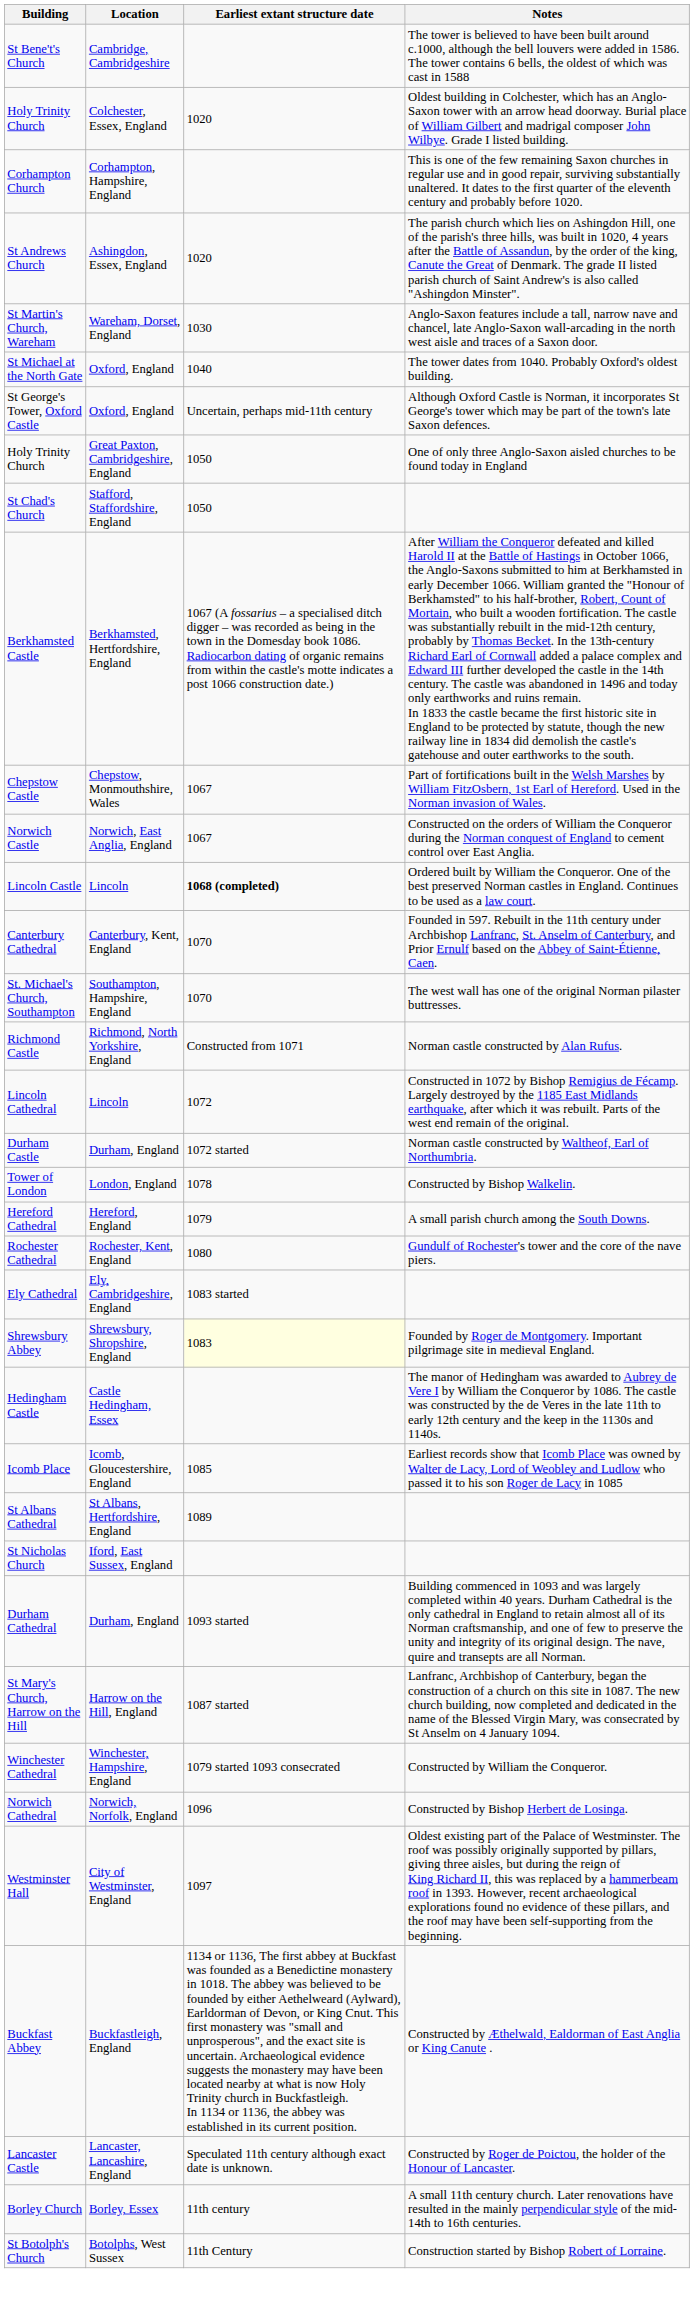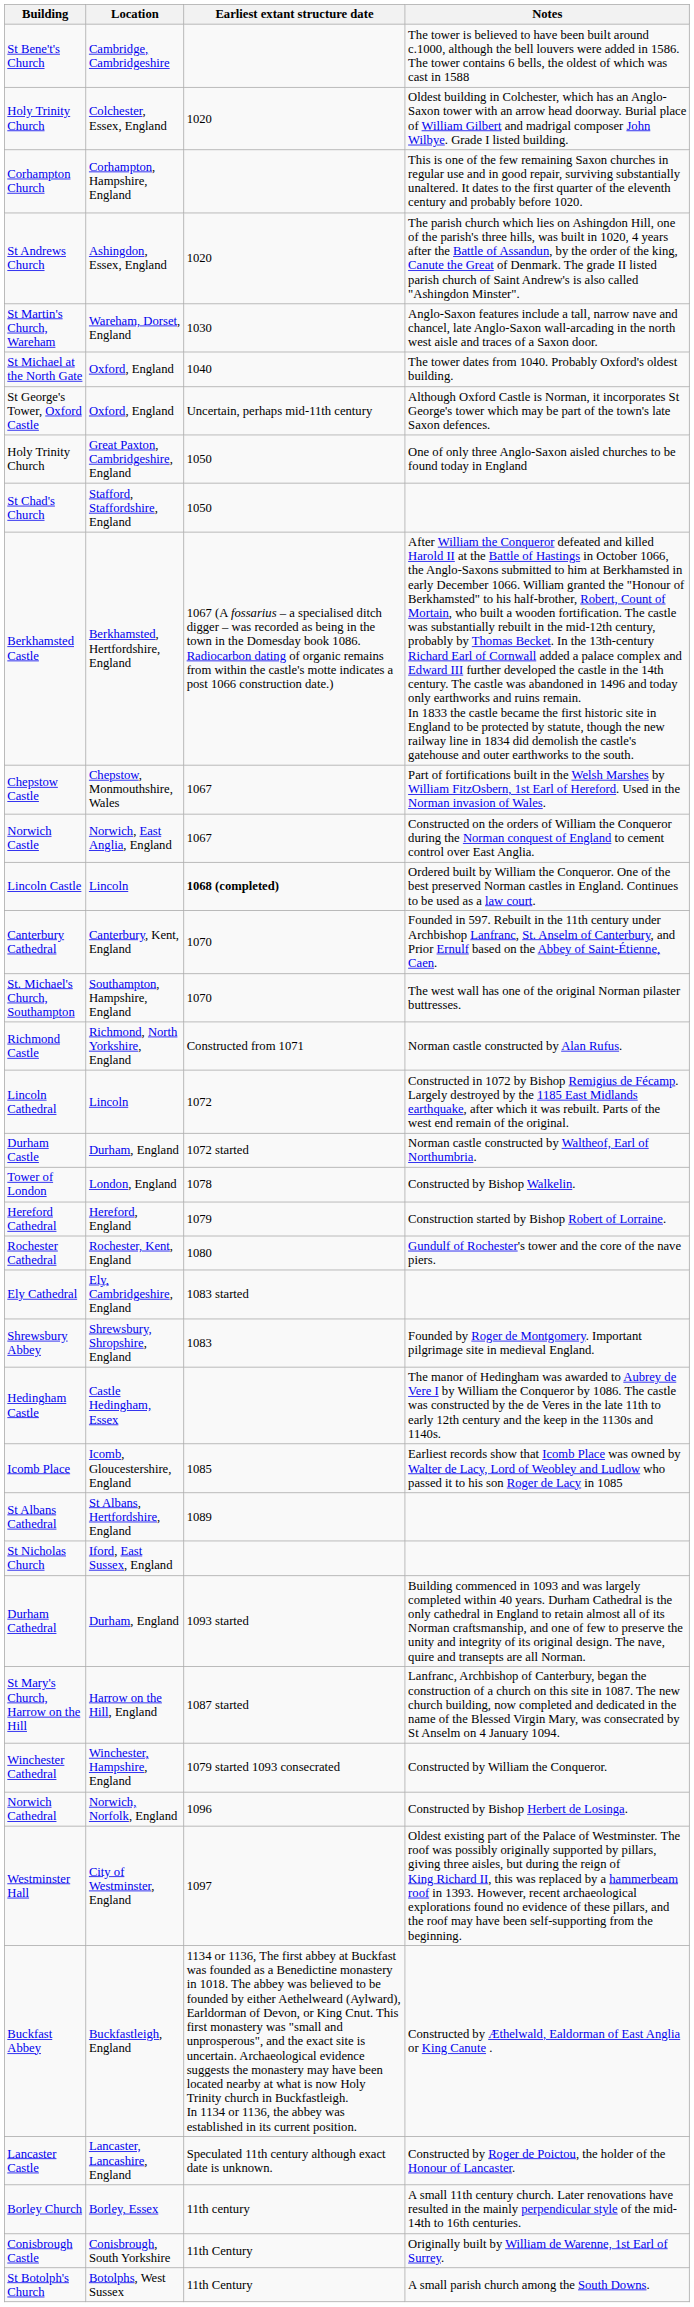(529, 1218) A small parish church among the South Downs. -> (537, 1218) Construction started by Bishop Robert of Lorraine.
(199, 1343) lightyellow background -> (199, 1343) no background
+ row: (40, 2250)
(537, 2250) Construction started by Bishop Robert of Lorraine. -> (529, 2284) A small parish church among the South Downs.
